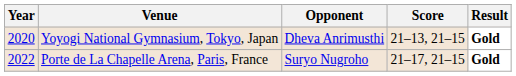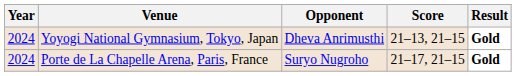(21, 38) 2020 -> (21, 38) 2024
(21, 60) 2022 -> (21, 60) 2024
